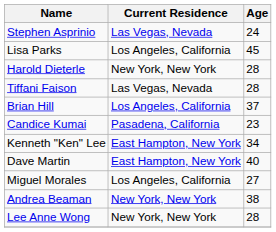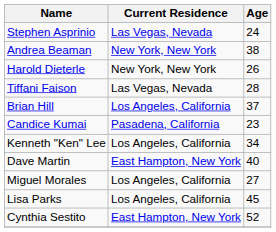rows swapped: (49, 198) <-> (34, 50)
(253, 69) 28 -> (253, 69) 26
(176, 143) East Hampton, New York -> (171, 143) Los Angeles, California
+ row: (46, 217)
- row: (49, 217)
